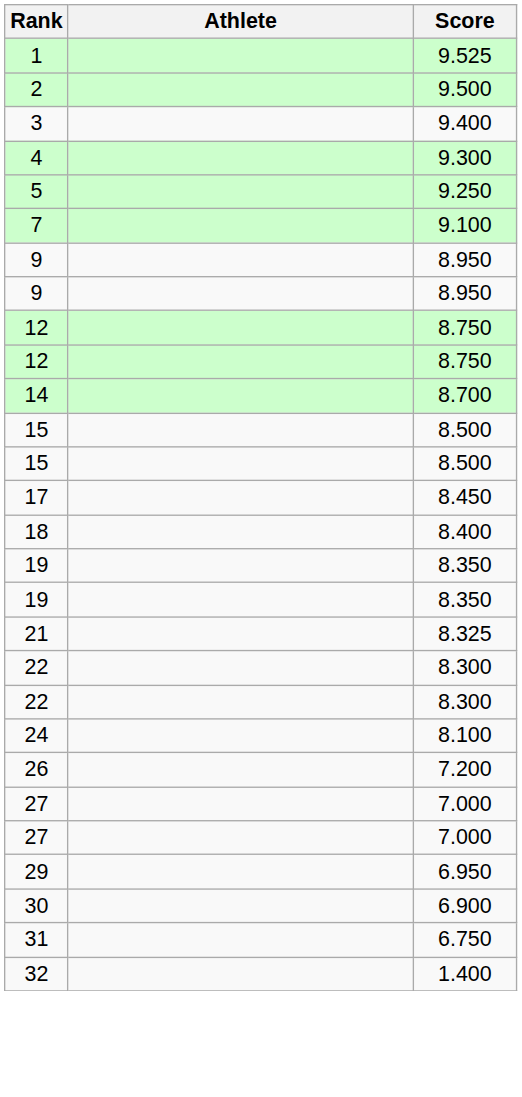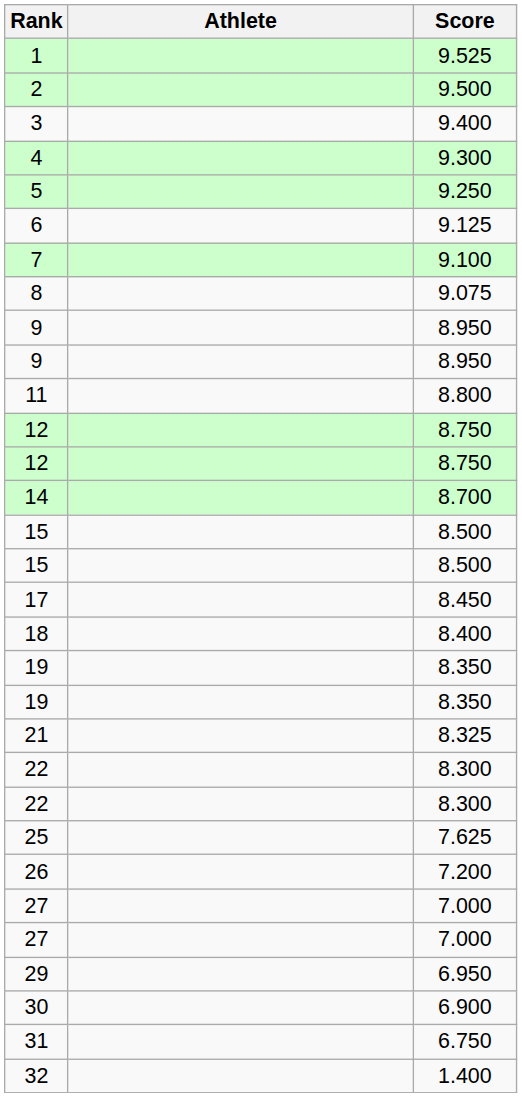+ row: (36, 225)
+ row: (36, 293)
+ row: (36, 395)
- row: (36, 735)
+ row: (36, 837)
